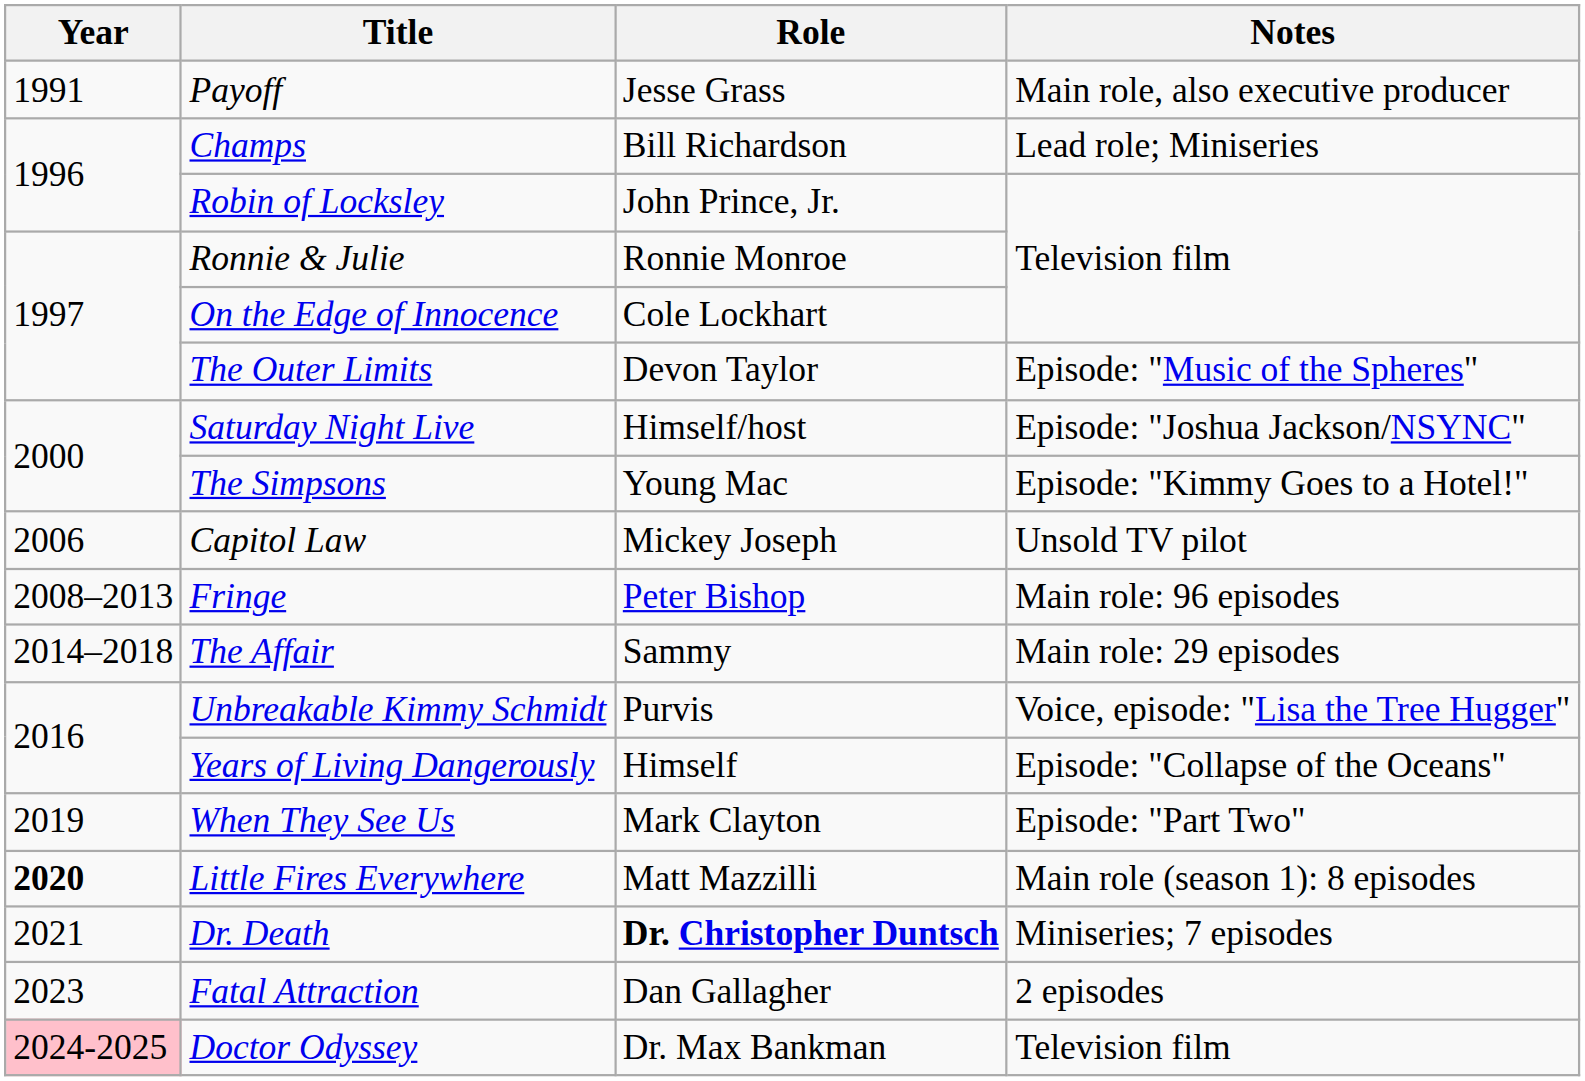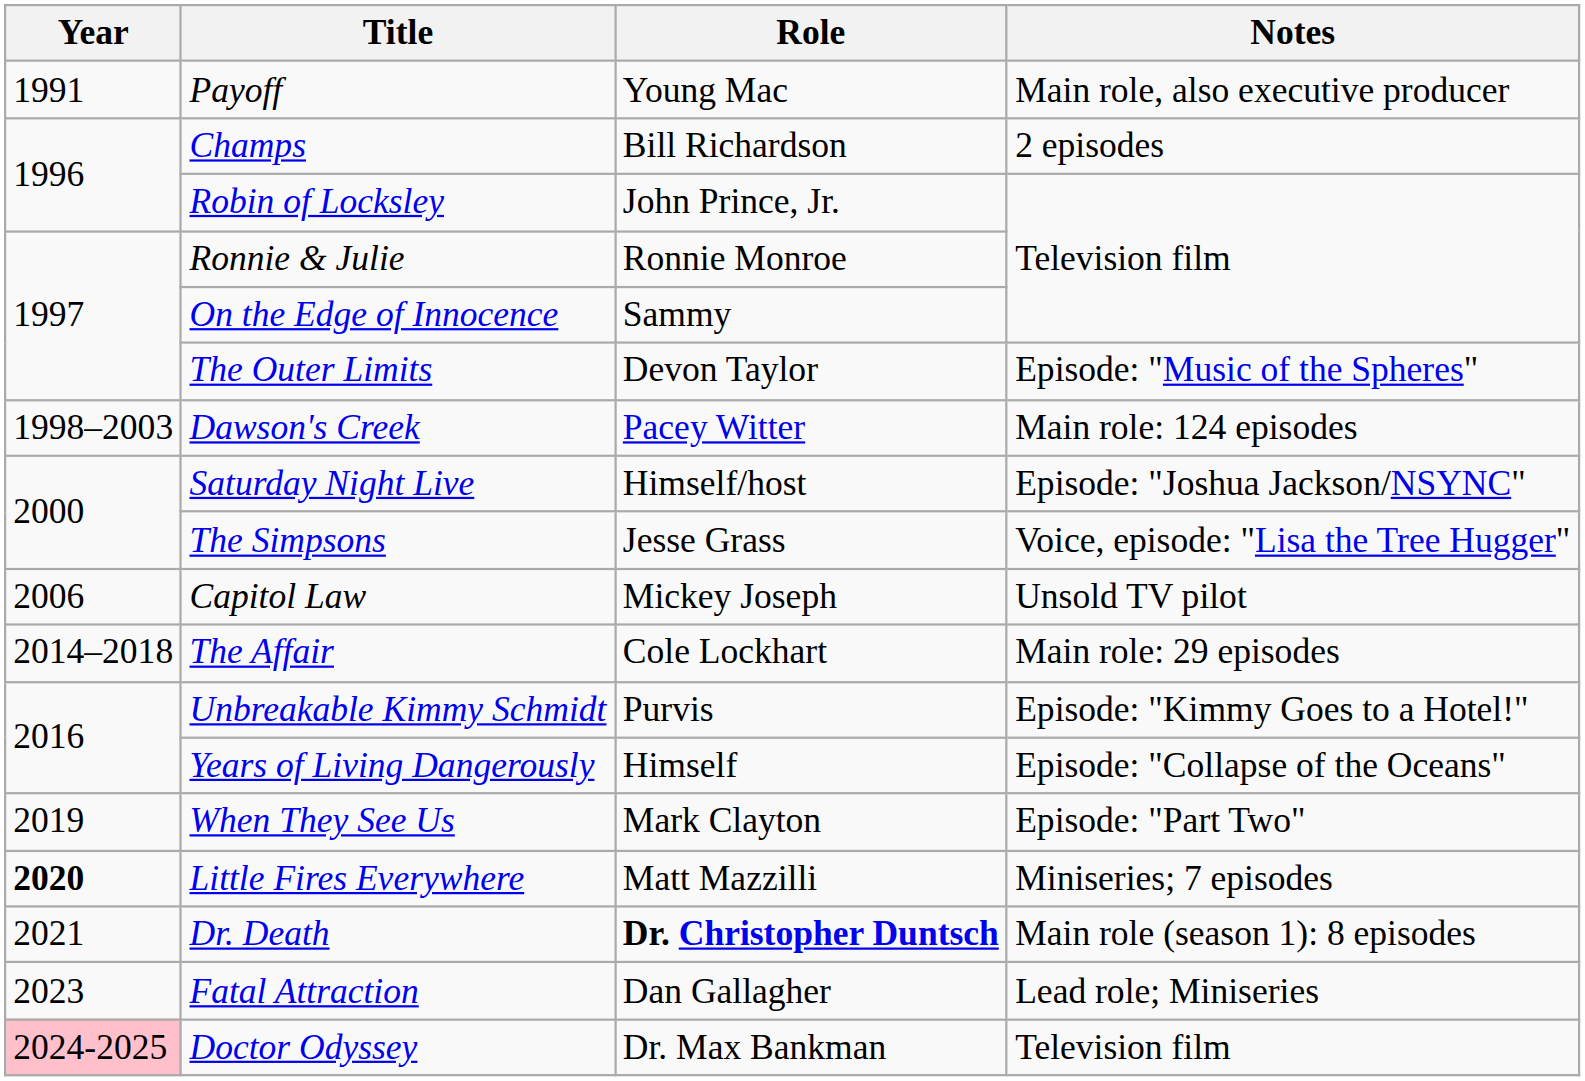(704, 88) Jesse Grass -> (705, 88) Young Mac
(1167, 145) Lead role; Miniseries -> (1090, 145) 2 episodes
(725, 314) Cole Lockhart -> (677, 314) Sammy
+ row: (305, 426)
(705, 483) Young Mac -> (704, 539) Jesse Grass
(1272, 483) Episode: "Kimmy Goes to a Hotel!" -> (1293, 539) Voice, episode: "Lisa the Tree Hugger"
- row: (238, 595)
(677, 652) Sammy -> (725, 652) Cole Lockhart
(1293, 708) Voice, episode: "Lisa the Tree Hugger" -> (1272, 708) Episode: "Kimmy Goes to a Hotel!"
(1246, 877) Main role (season 1): 8 episodes -> (1174, 877) Miniseries; 7 episodes
(1174, 933) Miniseries; 7 episodes -> (1246, 933) Main role (season 1): 8 episodes
(1090, 990) 2 episodes -> (1167, 990) Lead role; Miniseries
